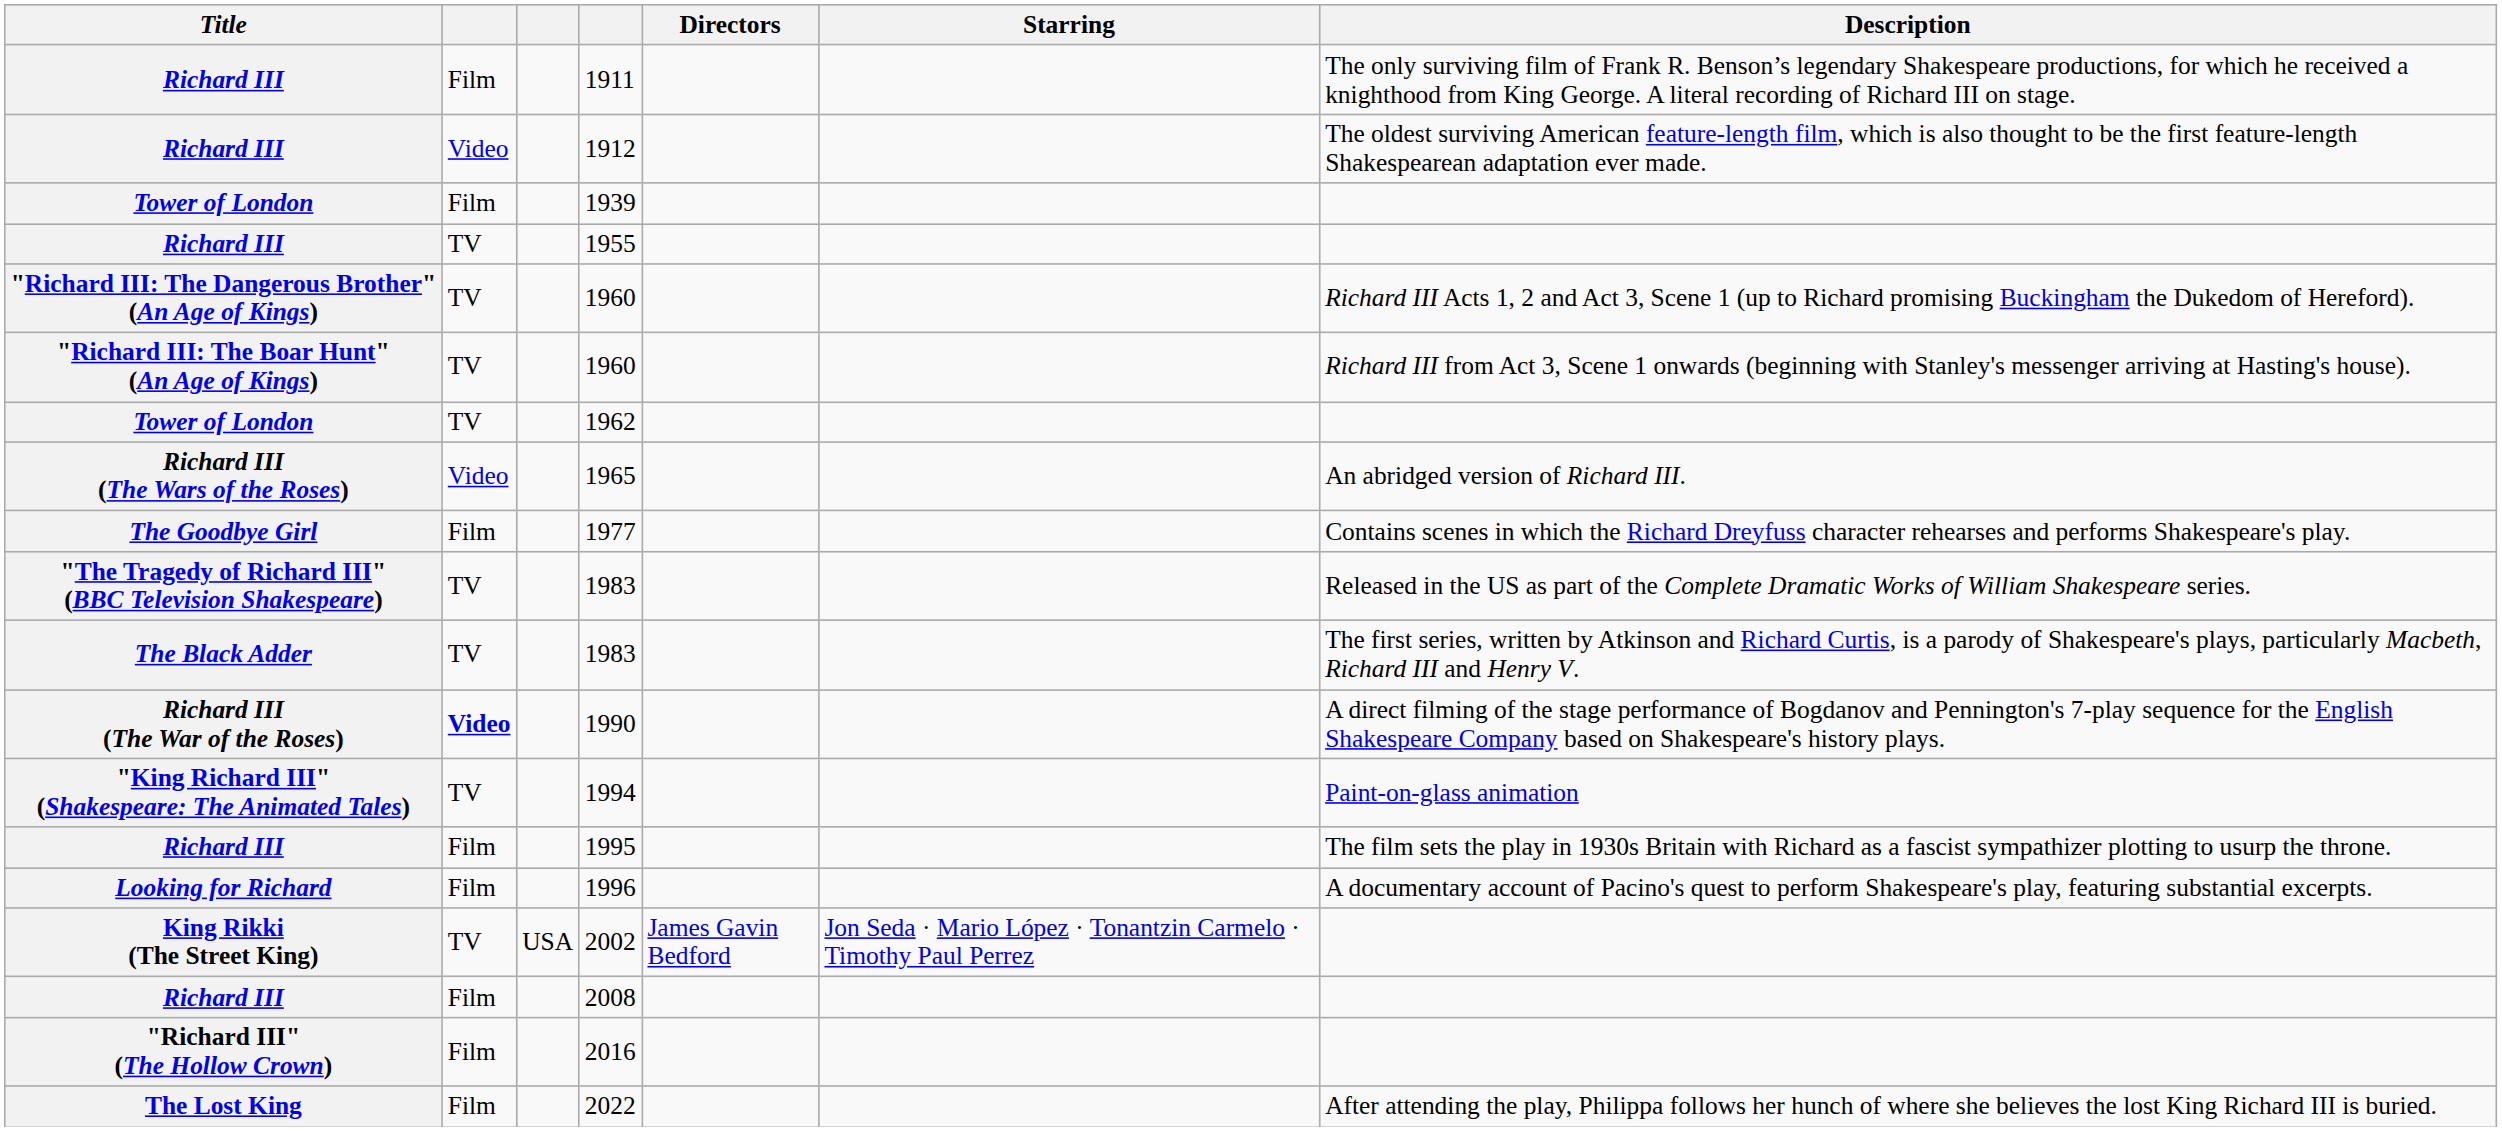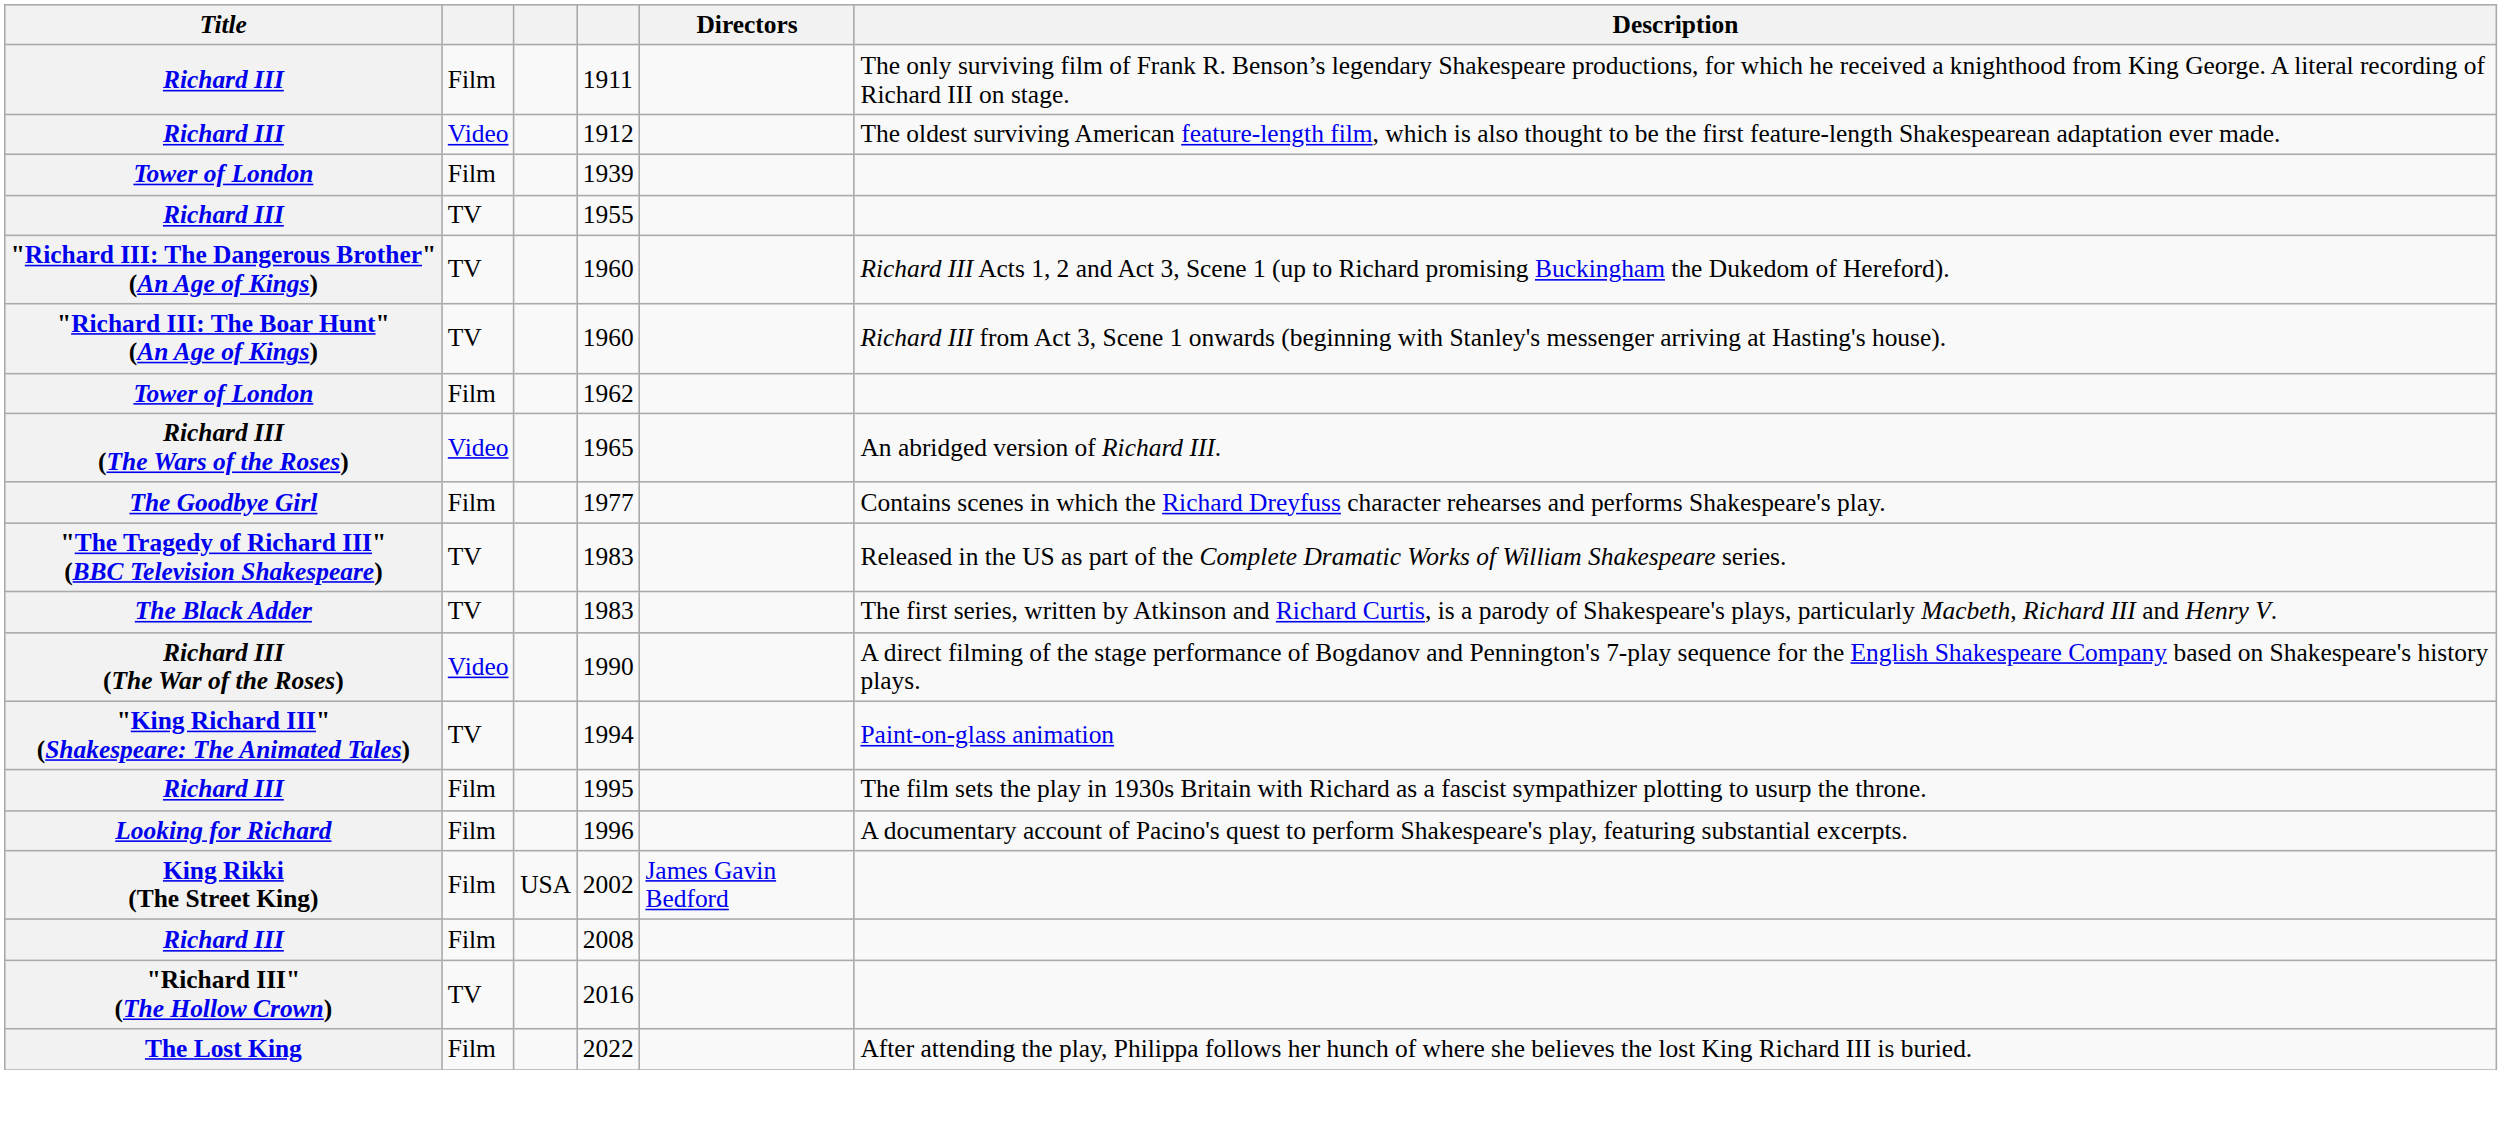- column: (1069, 24)
(465, 421) TV -> (472, 392) Film
(479, 723) bold -> (478, 666) normal
(465, 942) TV -> (472, 884) Film
(472, 1051) Film -> (465, 994) TV
